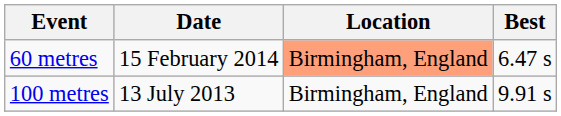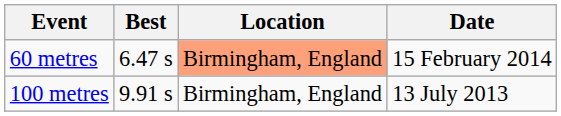columns swapped: (525, 22) <-> (199, 22)
